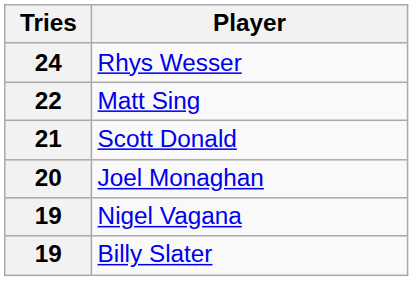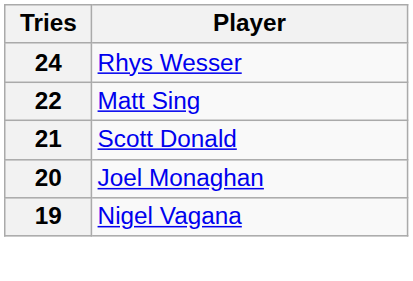- row: (155, 255)
